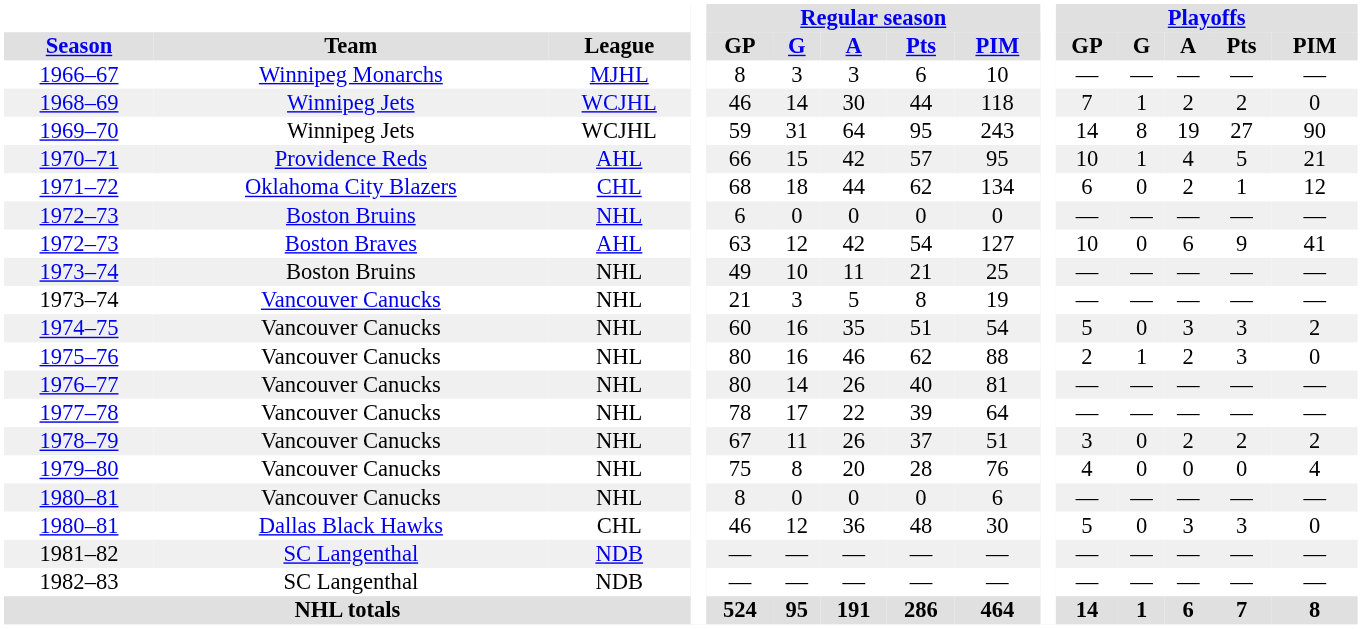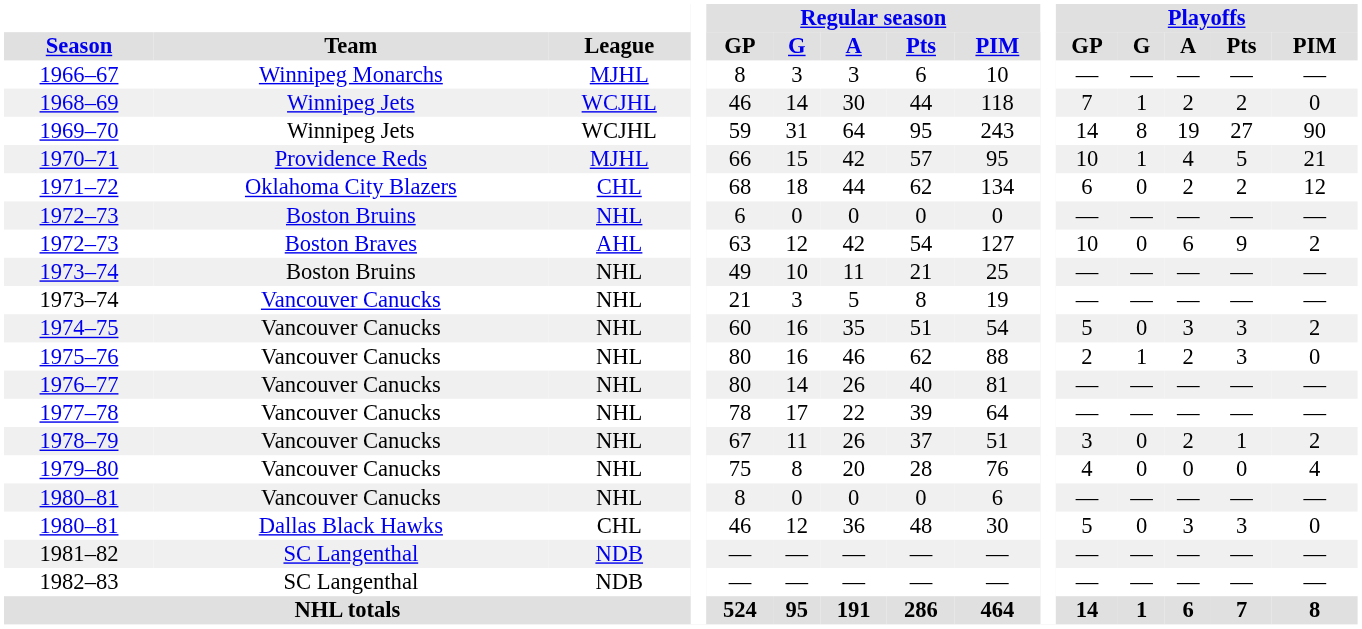(619, 158) AHL -> (619, 158) MJHL
(1242, 187) 1 -> (1242, 187) 2
(1315, 243) 41 -> (1315, 243) 2
(1242, 440) 2 -> (1242, 440) 1
